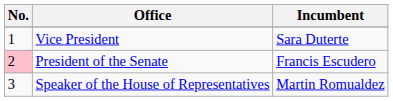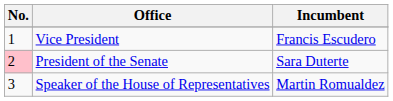(312, 38) Sara Duterte -> (326, 38) Francis Escudero
(326, 61) Francis Escudero -> (312, 61) Sara Duterte
